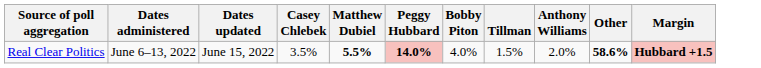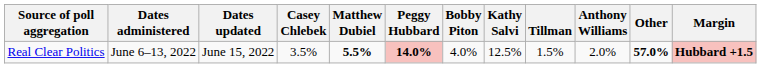+ column: (505, 23)
(611, 52) 58.6% -> (651, 52) 57.0%
